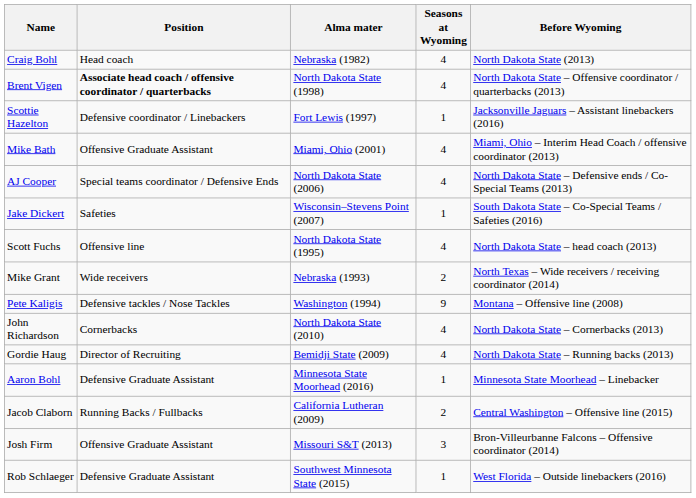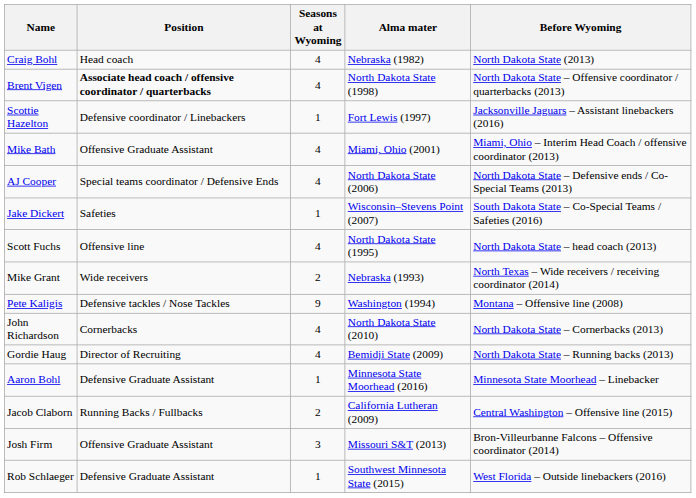columns swapped: (443, 27) <-> (353, 27)
